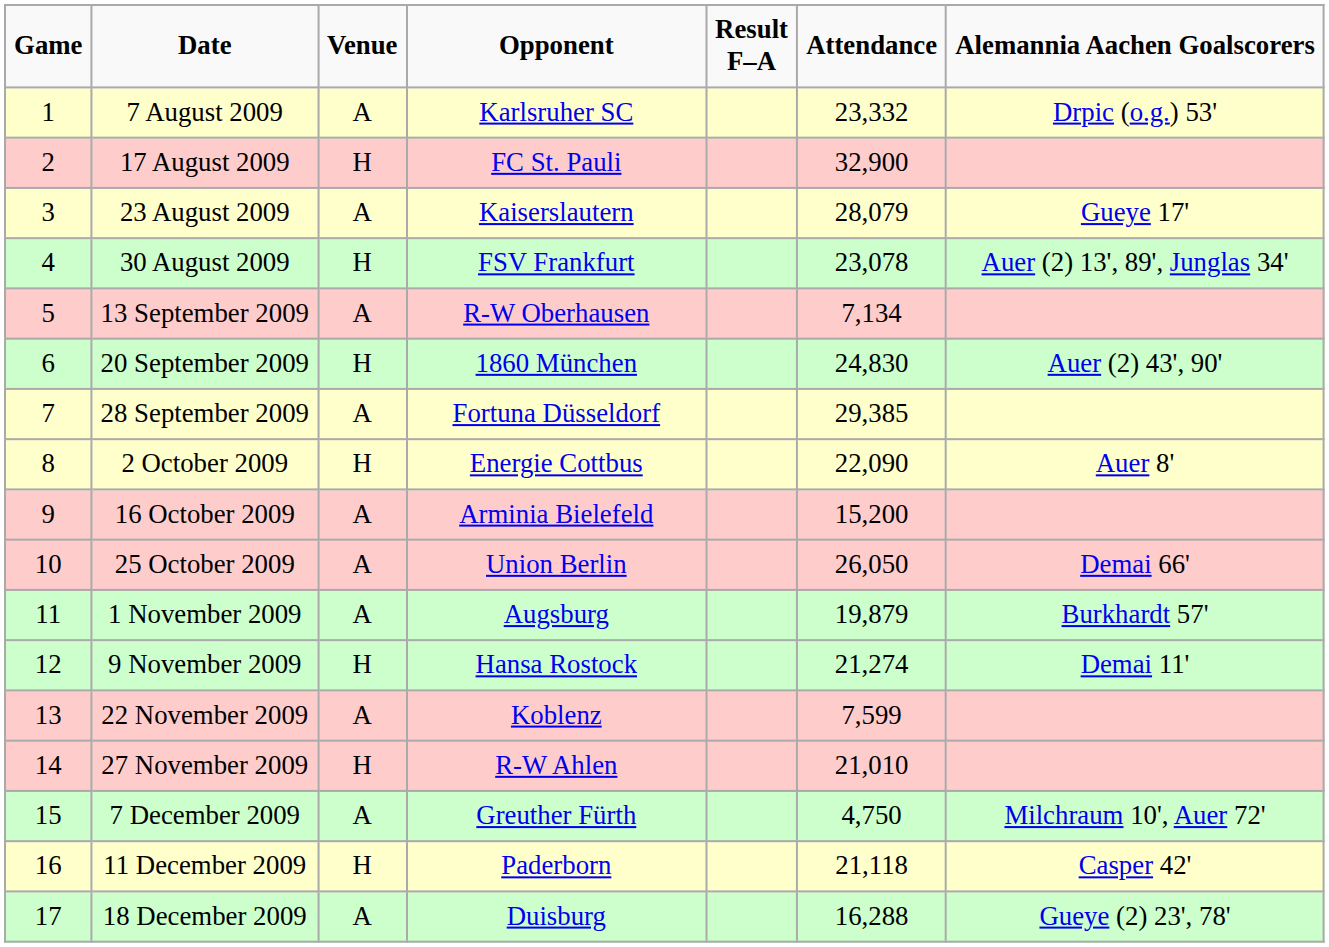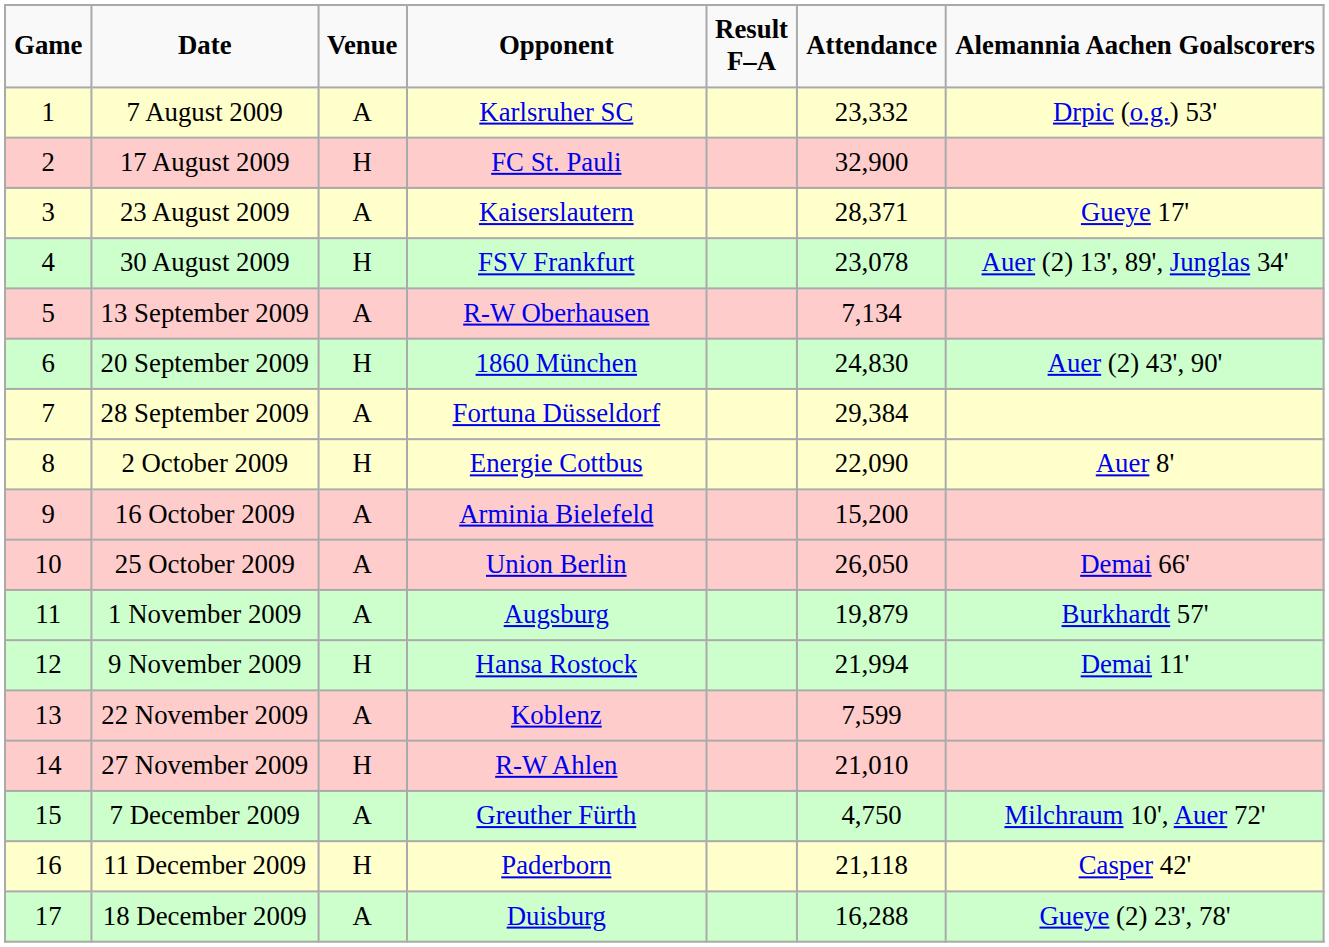(872, 212) 28,079 -> (872, 212) 28,371
(872, 413) 29,385 -> (872, 413) 29,384
(872, 664) 21,274 -> (872, 664) 21,994
